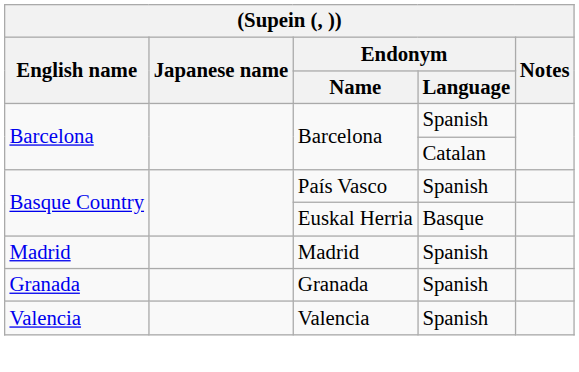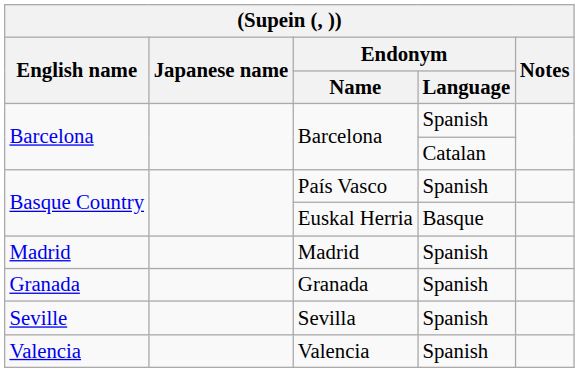+ row: (327, 317)
